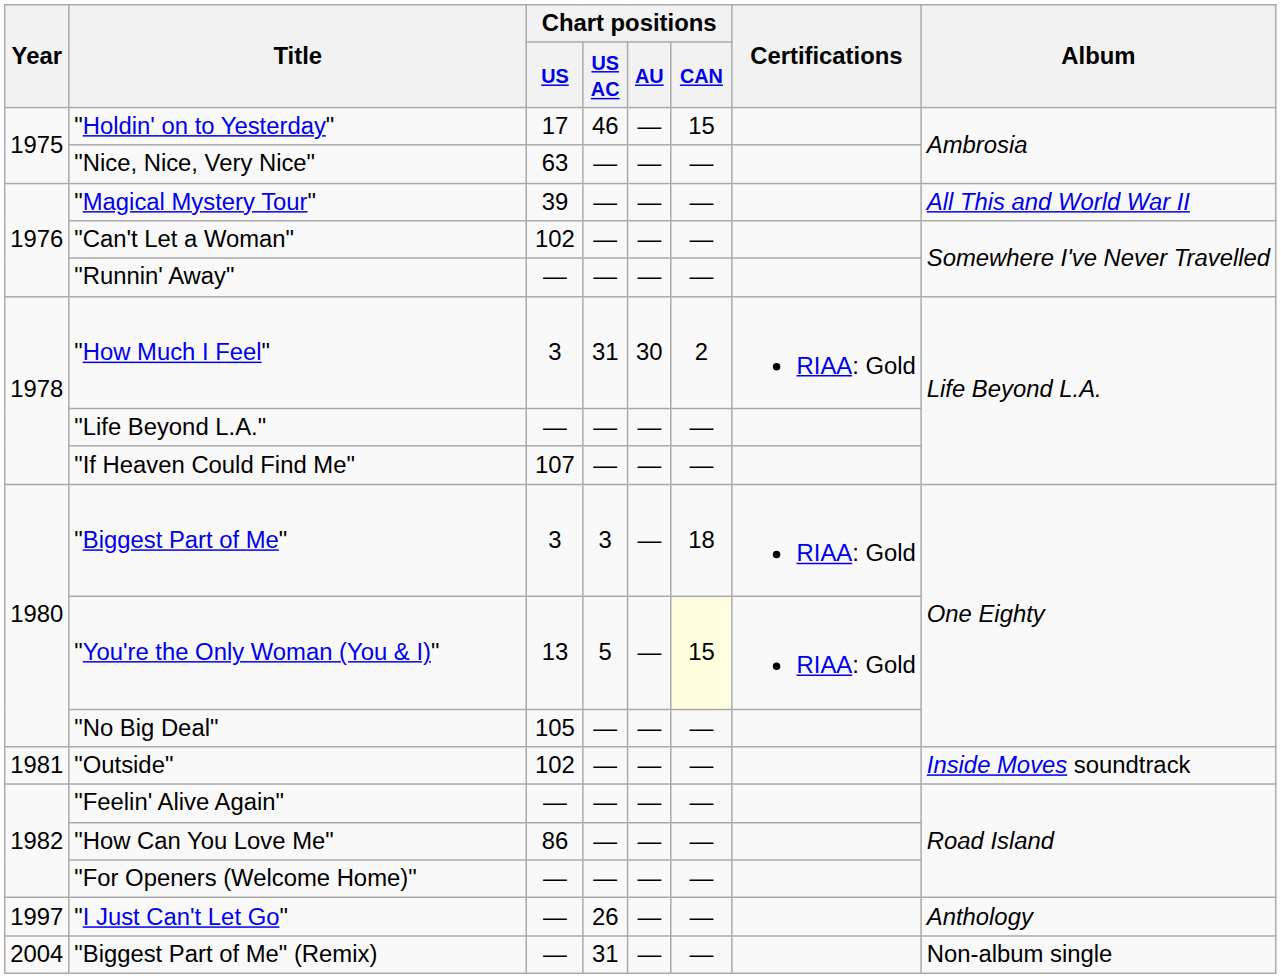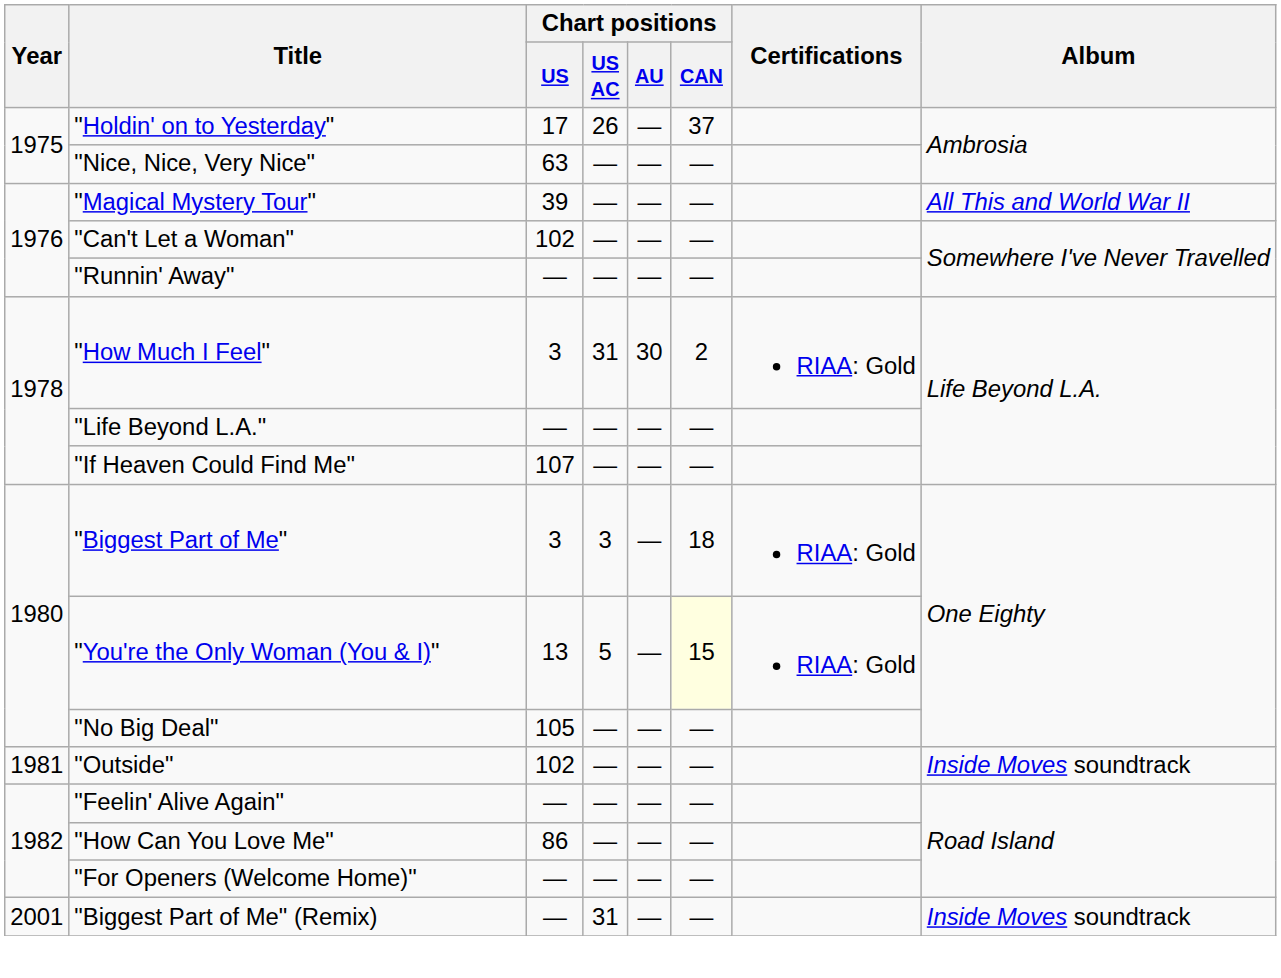(605, 125) 46 -> (605, 125) 26
(701, 125) 15 -> (701, 125) 37
- row: (181, 916)
(37, 954) 2004 -> (37, 916) 2001
(1020, 954) Non-album single -> (1059, 916) Inside Moves soundtrack
